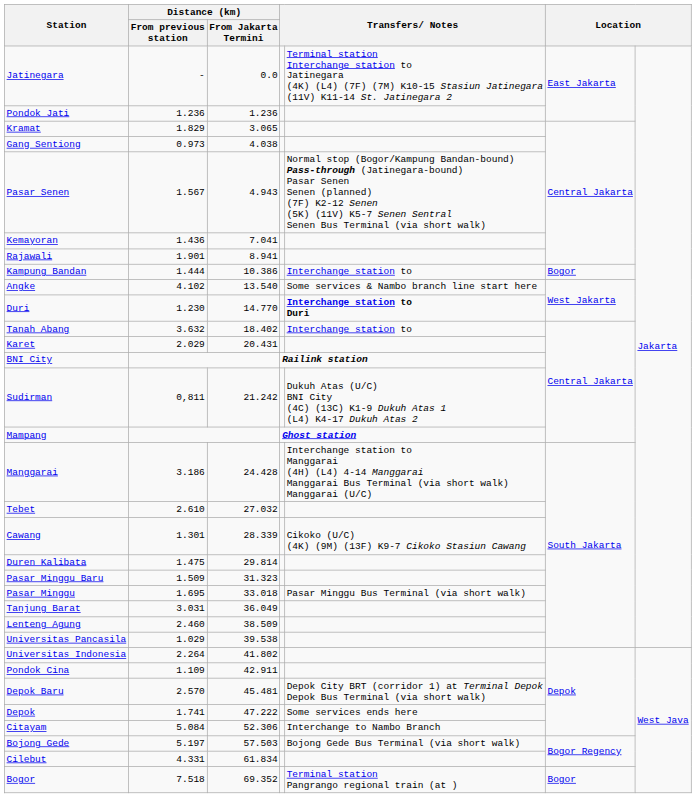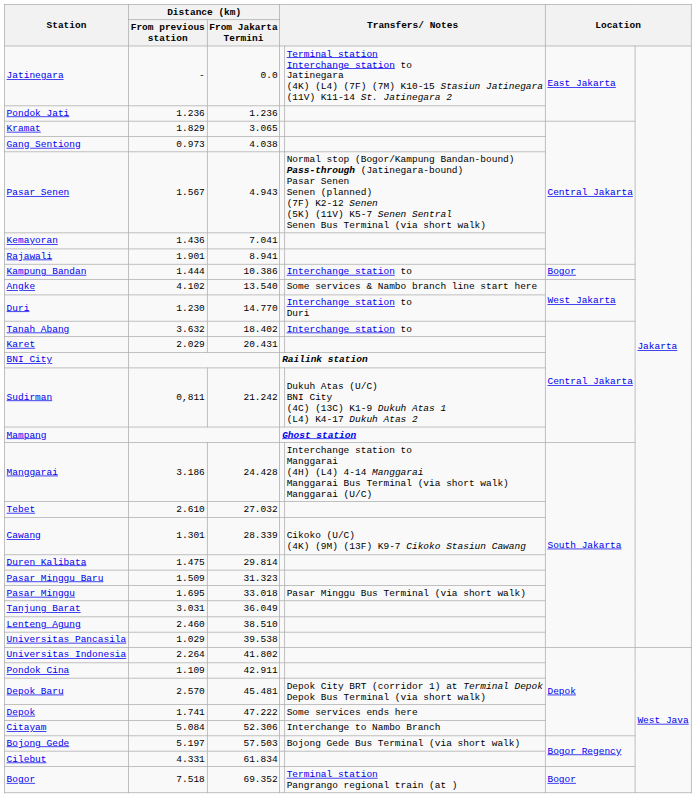(349, 308) bold -> (349, 308) normal
(261, 624) 38.509 -> (261, 624) 38.510
